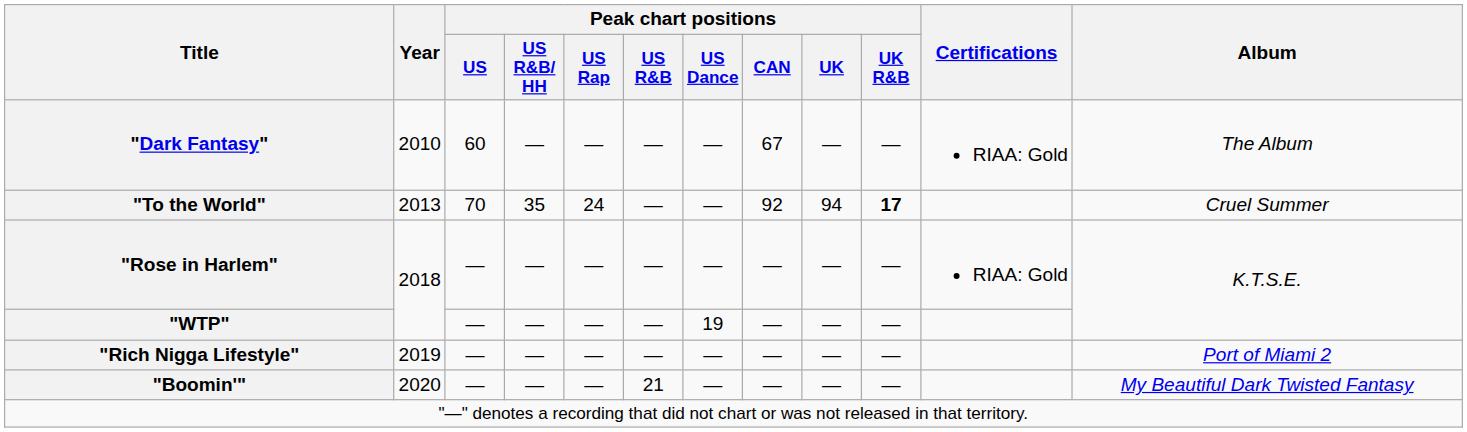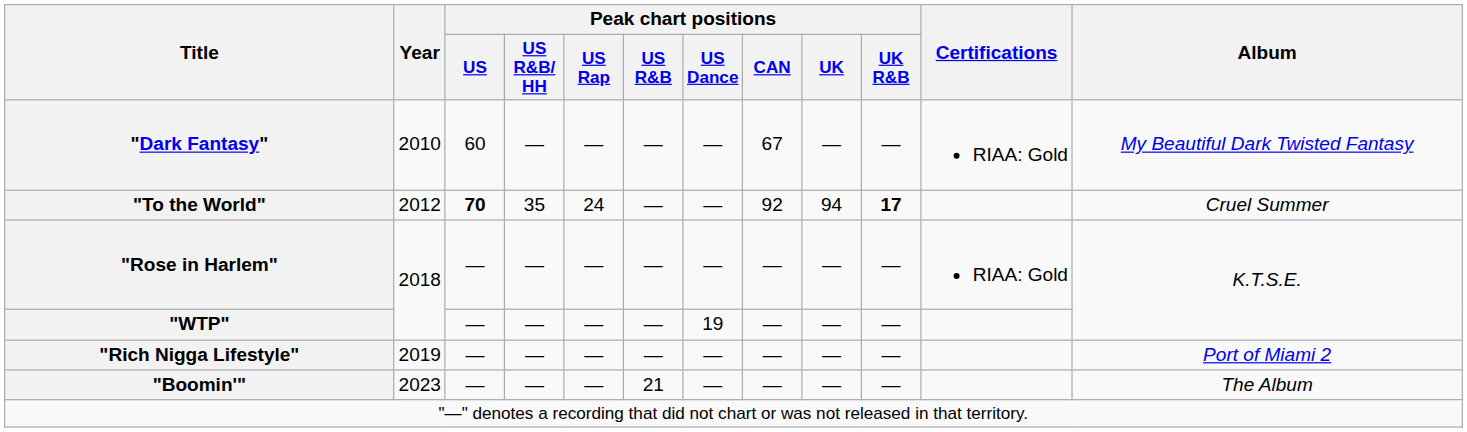(1267, 144) The Album -> (1267, 144) My Beautiful Dark Twisted Fantasy
(420, 204) 2013 -> (420, 204) 2012
(475, 204) normal -> (475, 204) bold
(420, 384) 2020 -> (420, 384) 2023
(1267, 384) My Beautiful Dark Twisted Fantasy -> (1267, 384) The Album
